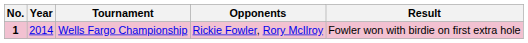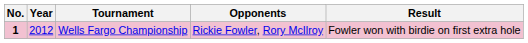(41, 30) 2014 -> (41, 30) 2012
